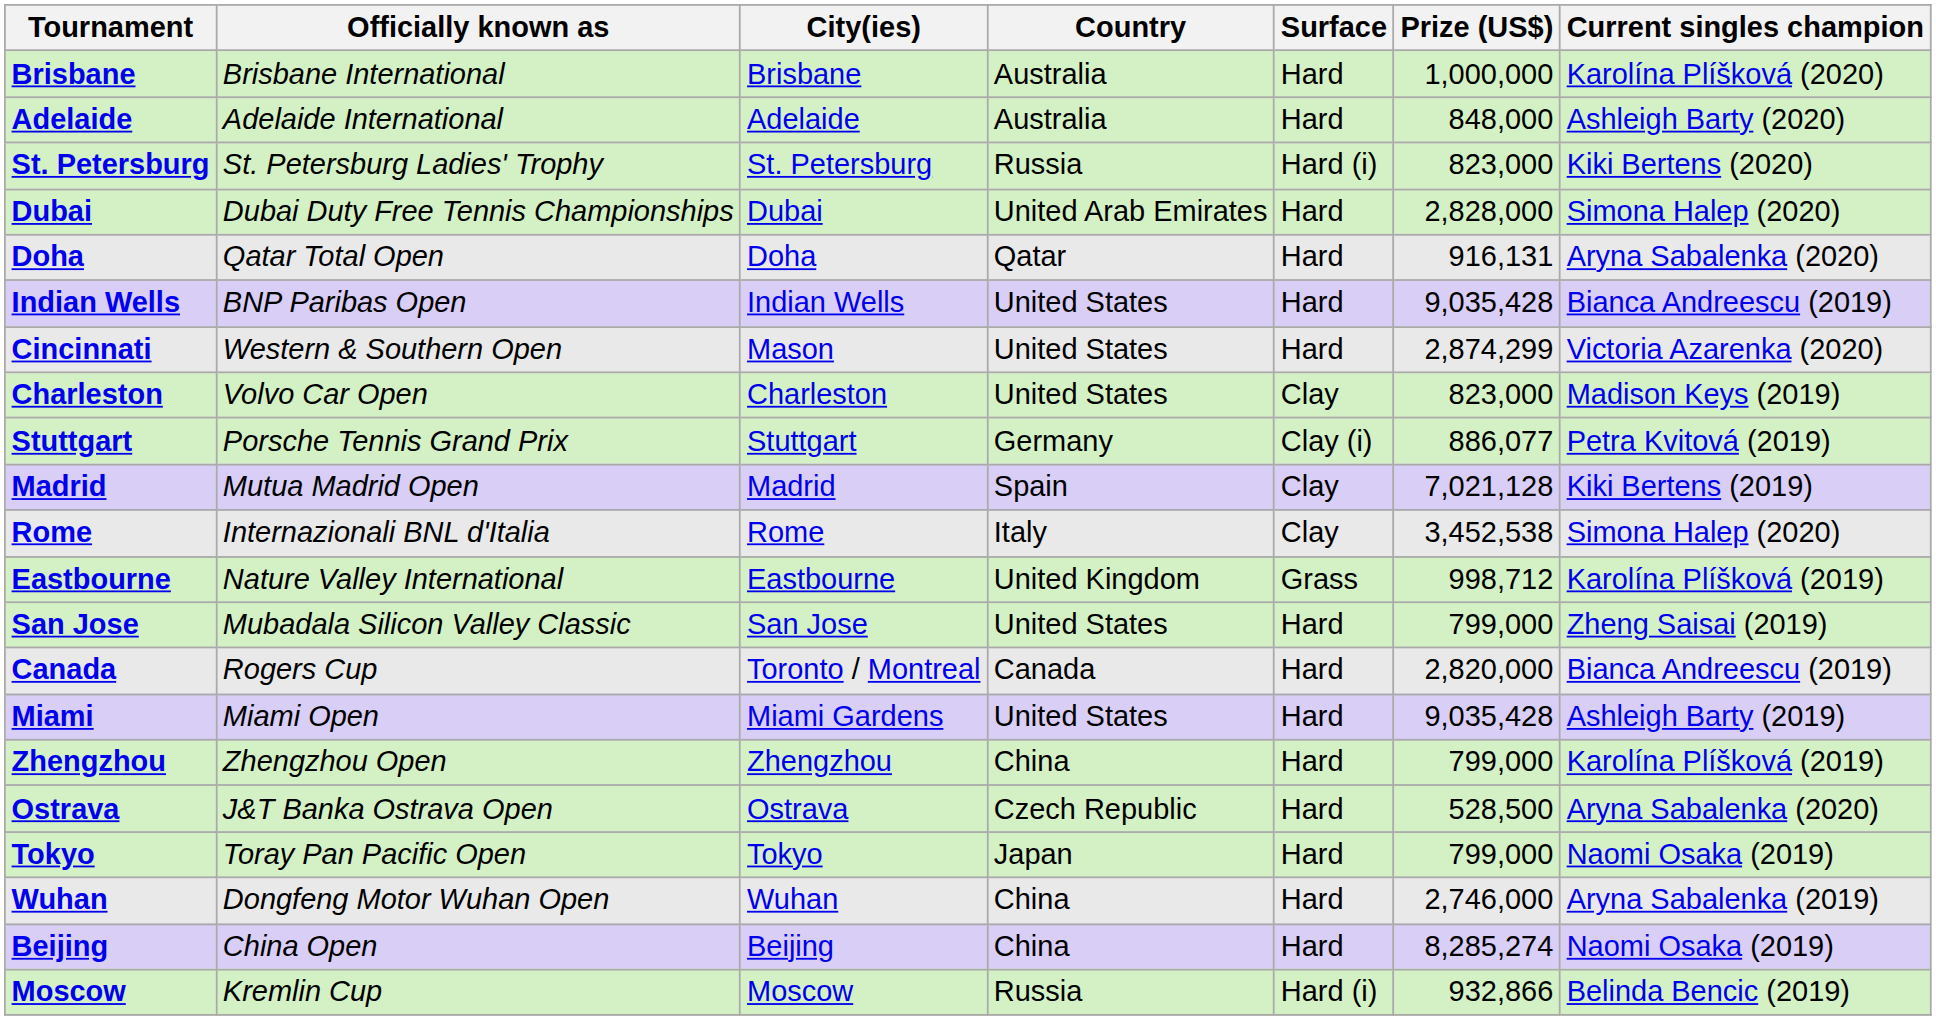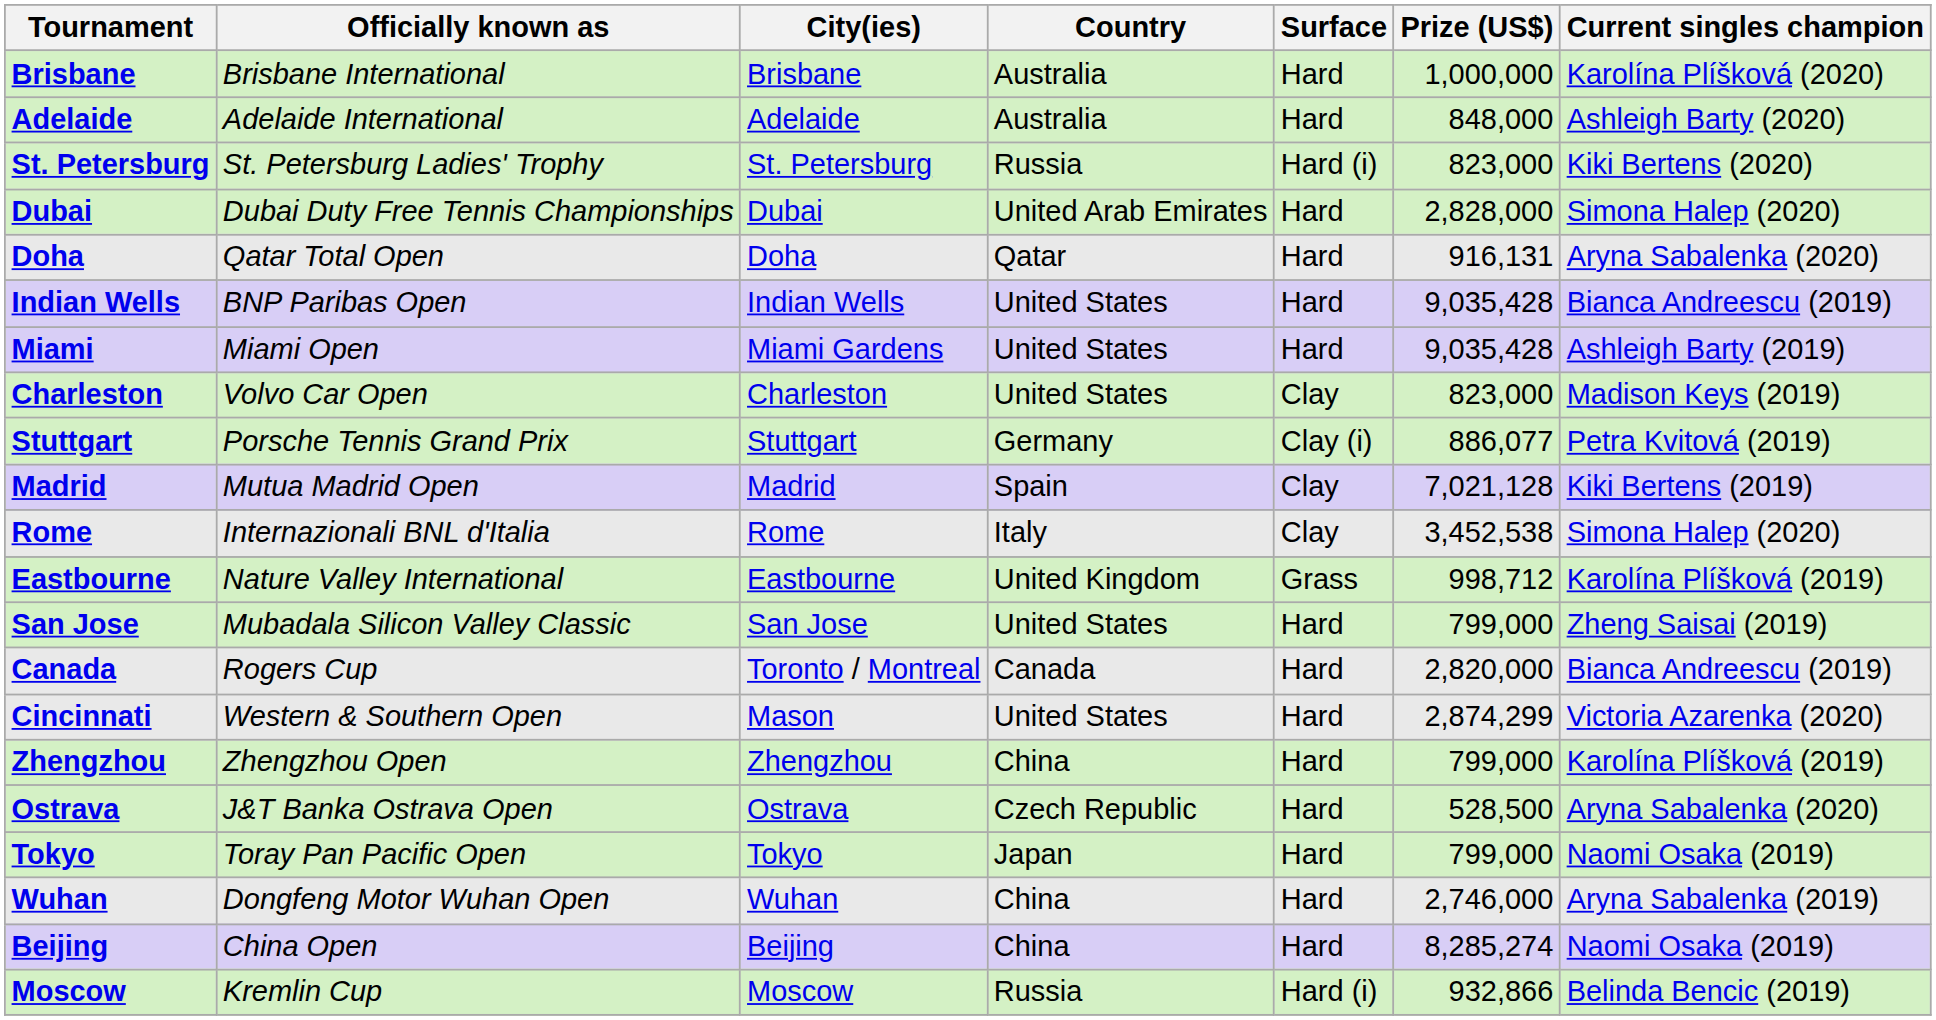rows swapped: (53, 716) <-> (82, 348)
